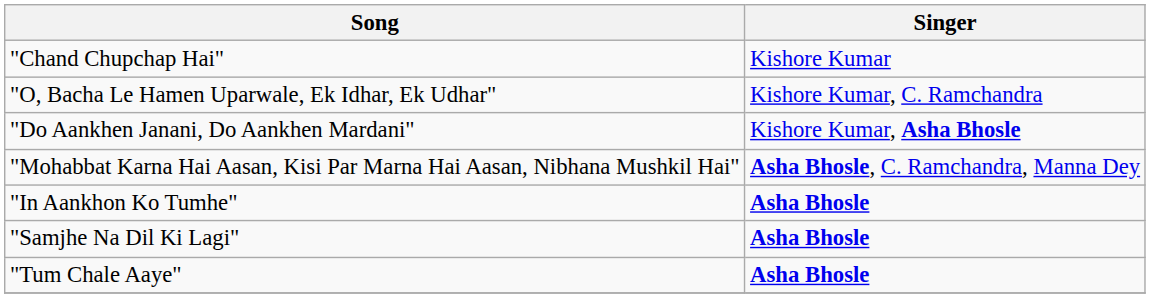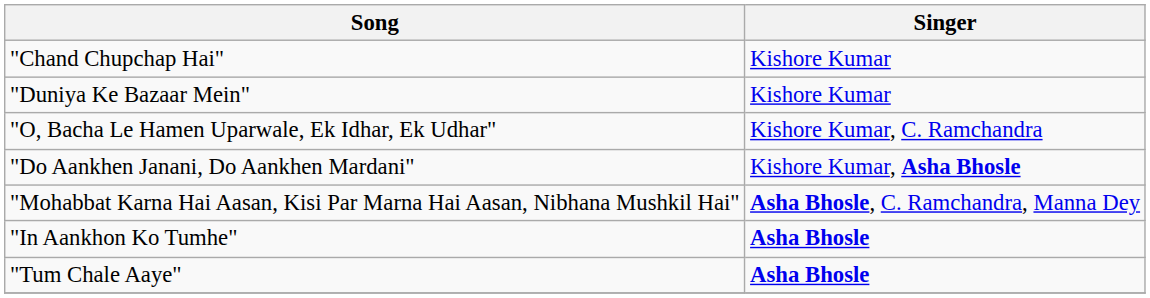+ row: (130, 94)
- row: (125, 238)
